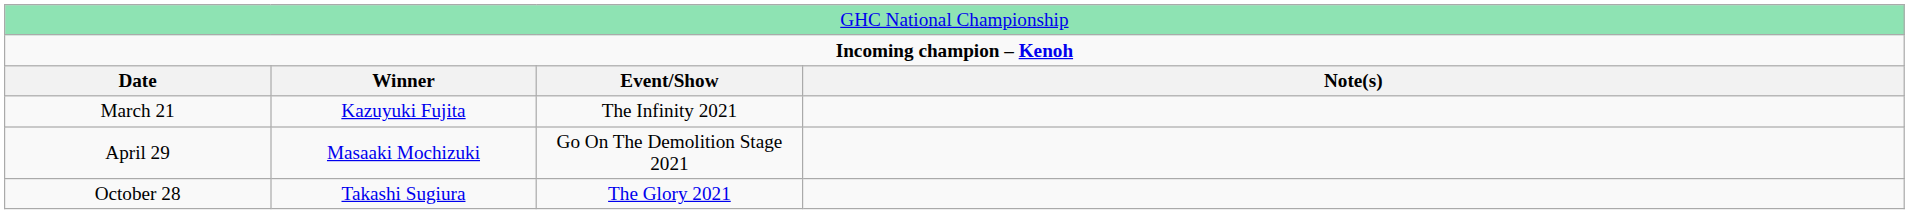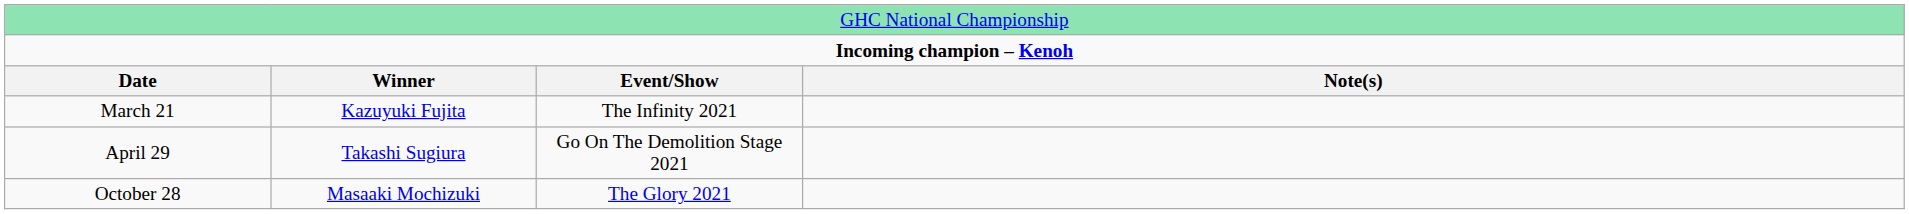(403, 152) Masaaki Mochizuki -> (403, 152) Takashi Sugiura
(403, 193) Takashi Sugiura -> (403, 193) Masaaki Mochizuki
